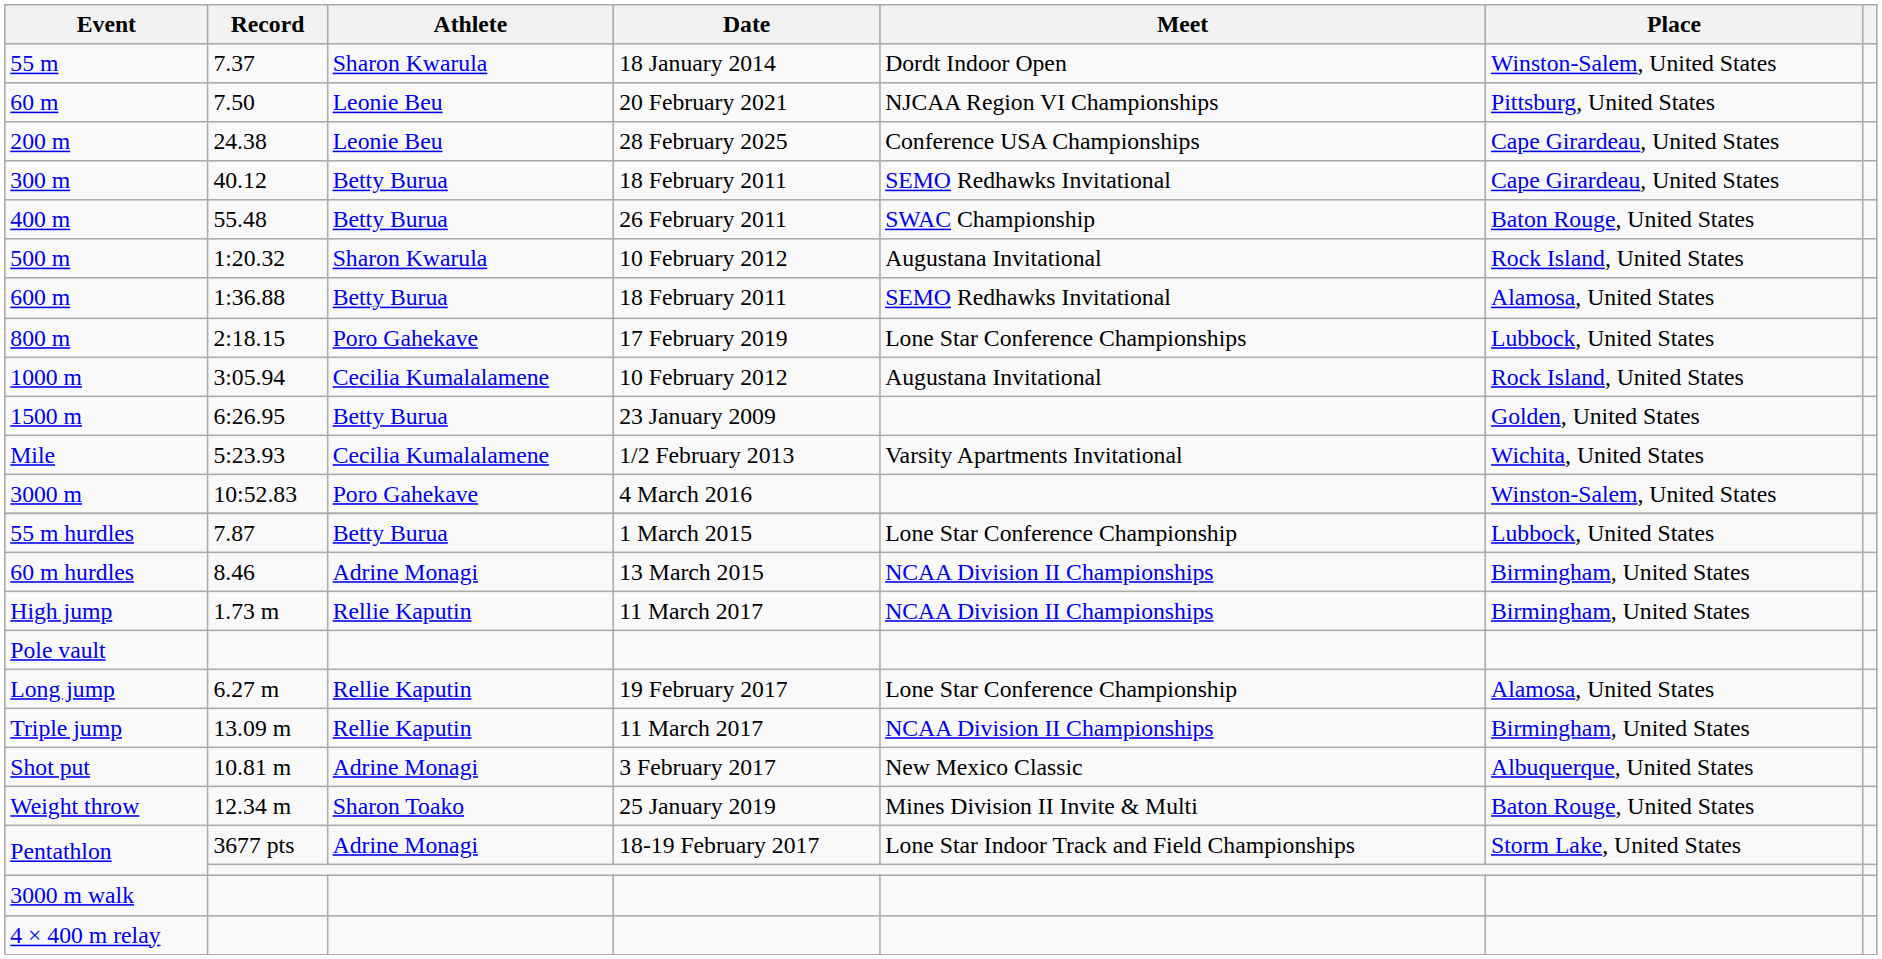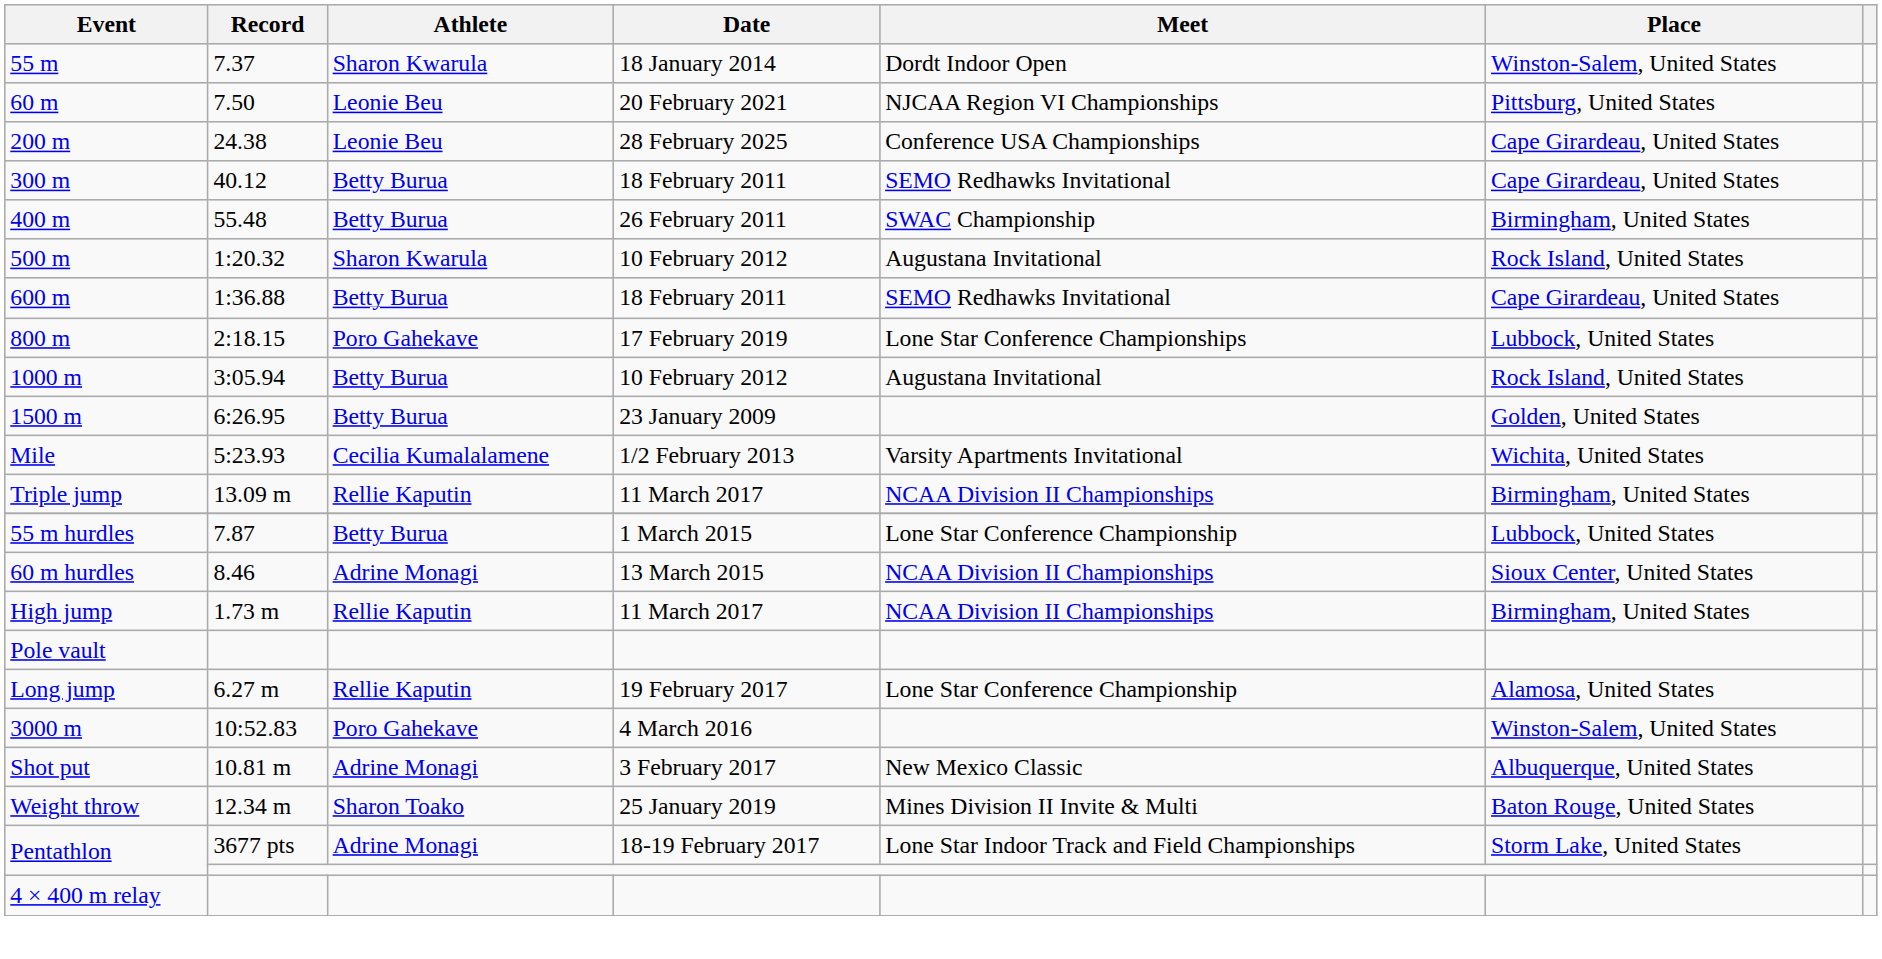(1623, 219) Baton Rouge, United States -> (1620, 219) Birmingham, United States
(1603, 297) Alamosa, United States -> (1635, 297) Cape Girardeau, United States
(441, 376) Cecilia Kumalalamene -> (390, 376) Betty Burua
rows swapped: (46, 493) <-> (66, 727)
(1620, 571) Birmingham, United States -> (1622, 571) Sioux Center, United States
- row: (72, 895)
